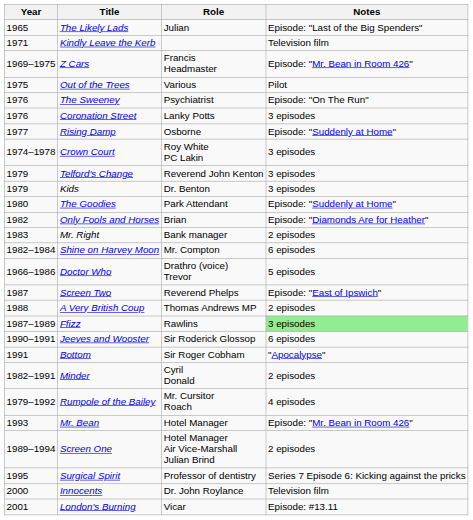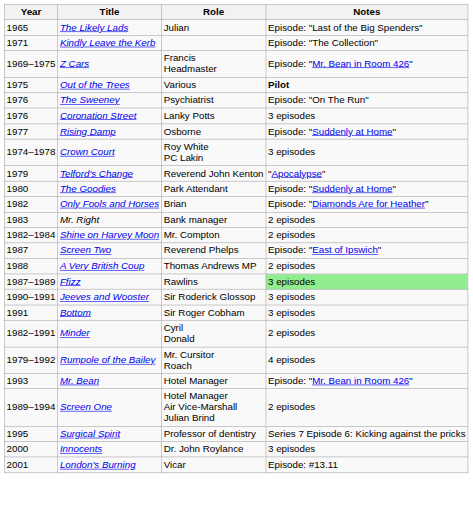(298, 43) Television film -> (323, 43) Episode: "The Collection"
(278, 85) normal -> (279, 85) bold
(292, 173) 3 episodes -> (297, 173) "Apocalypse"
- row: (69, 188)
(292, 250) 6 episodes -> (292, 235) 2 episodes
- row: (86, 271)
(292, 339) 6 episodes -> (292, 297) 3 episodes
(297, 354) "Apocalypse" -> (292, 312) 3 episodes
(298, 491) Television film -> (292, 449) 3 episodes
